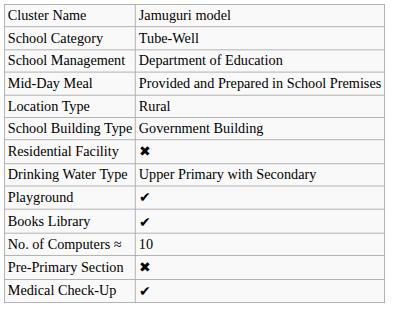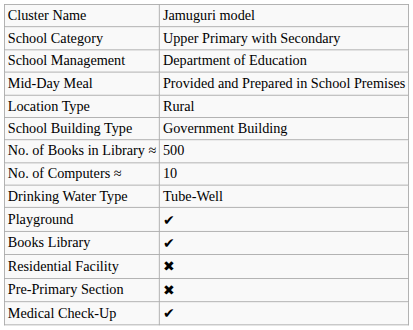(169, 38) Tube-Well -> (252, 38) Upper Primary with Secondary
+ row: (82, 151)
rows swapped: (65, 244) <-> (63, 151)
(228, 174) Upper Primary with Secondary -> (193, 196) Tube-Well
